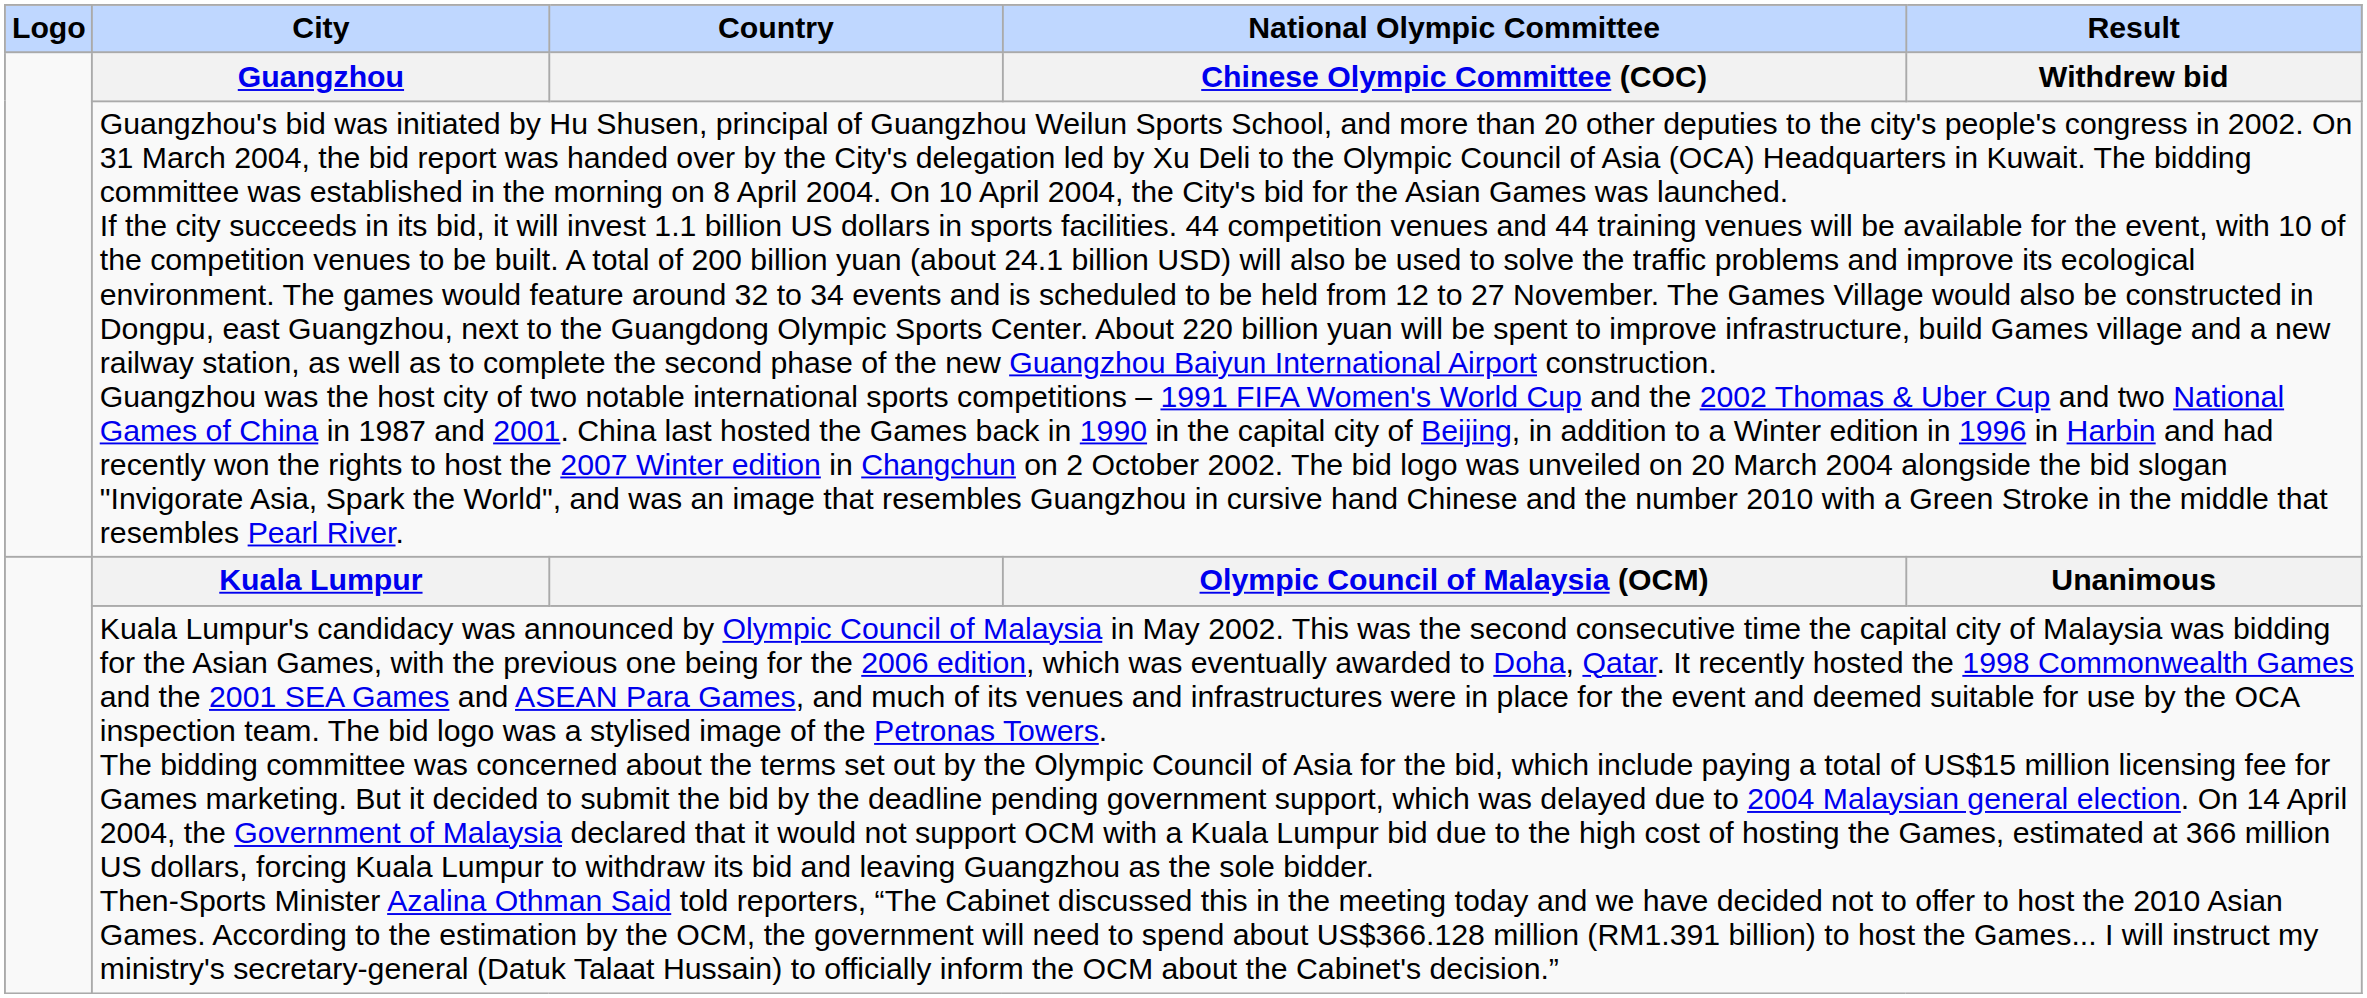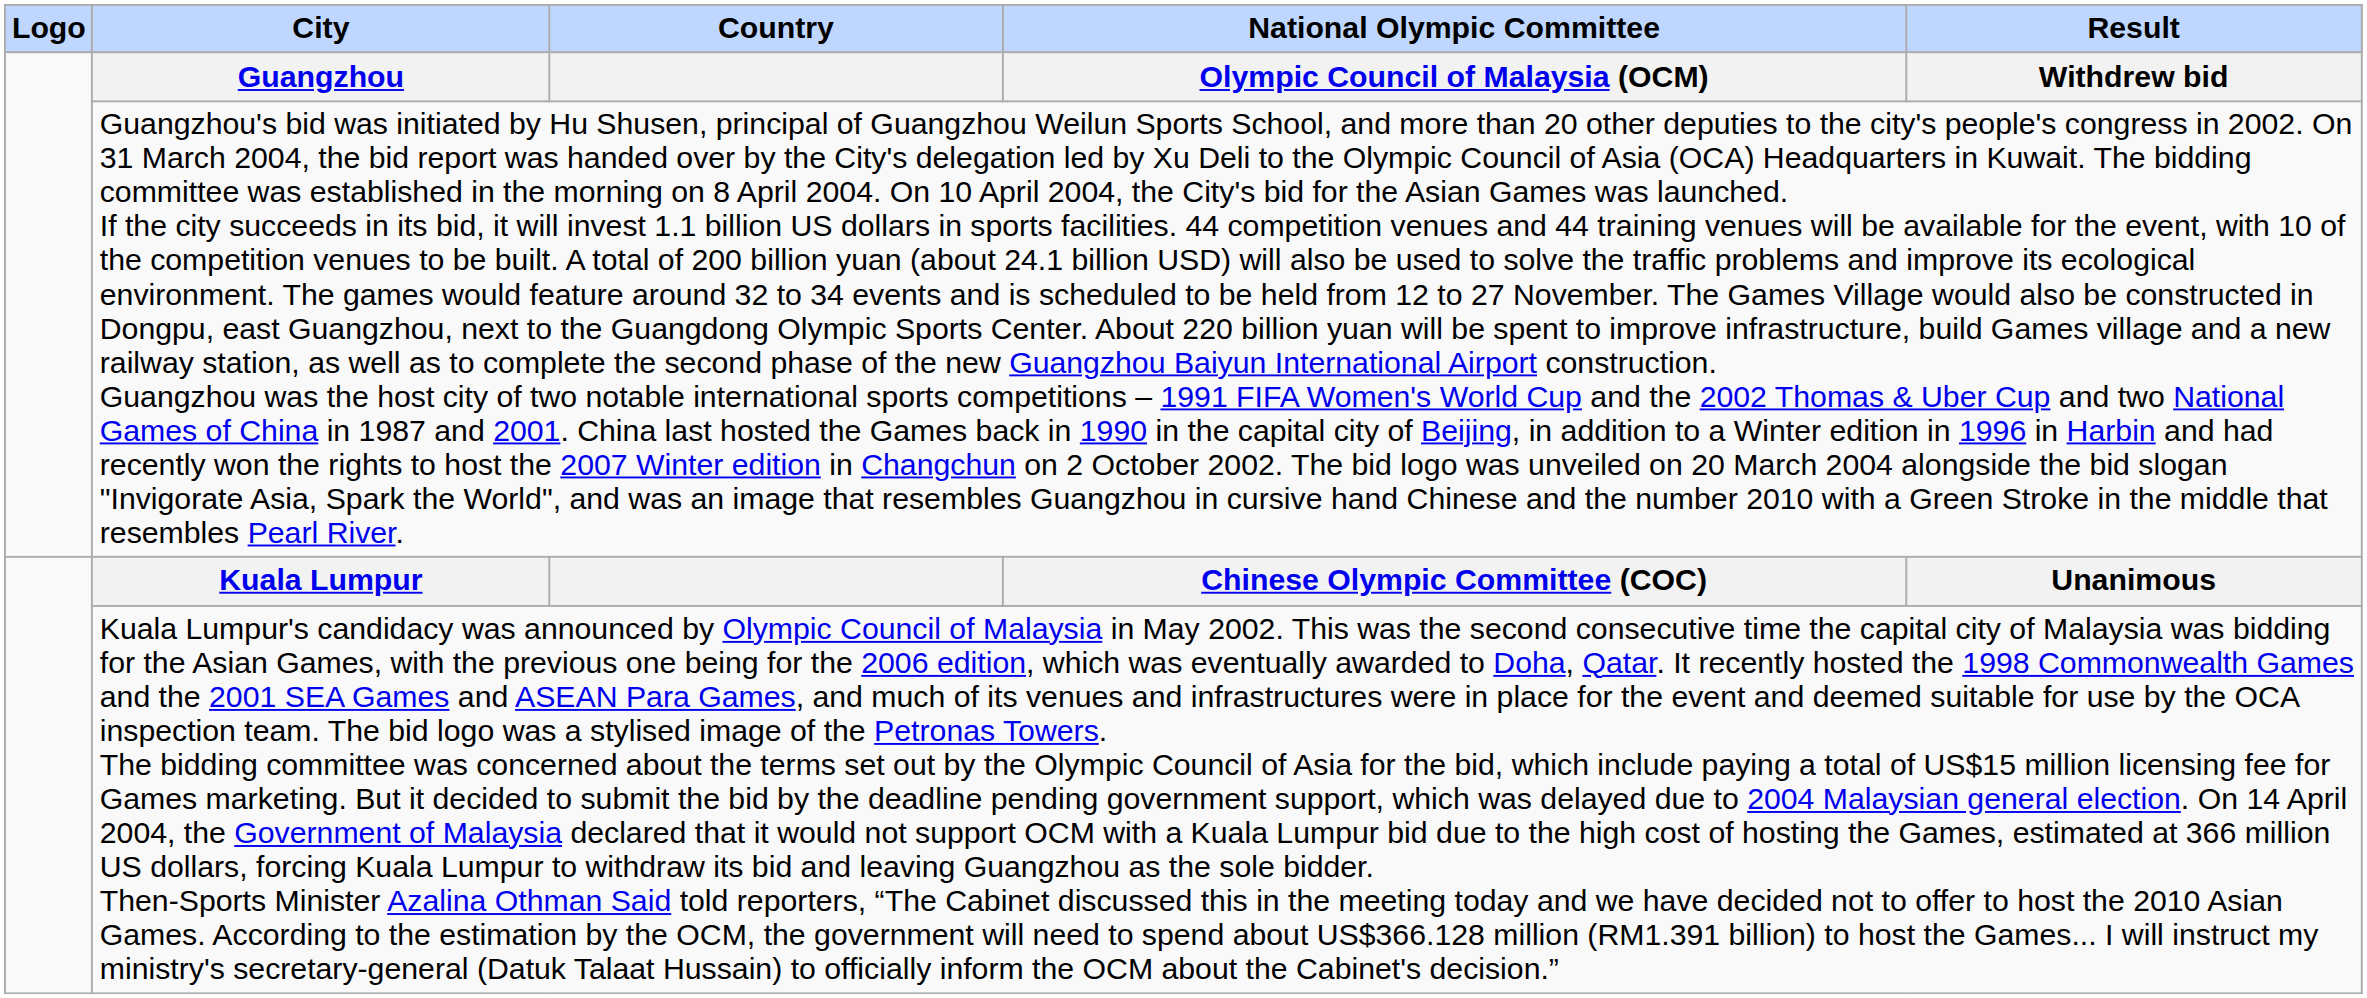(1454, 76) Chinese Olympic Committee (COC) -> (1454, 76) Olympic Council of Malaysia (OCM)
(1454, 580) Olympic Council of Malaysia (OCM) -> (1454, 580) Chinese Olympic Committee (COC)
